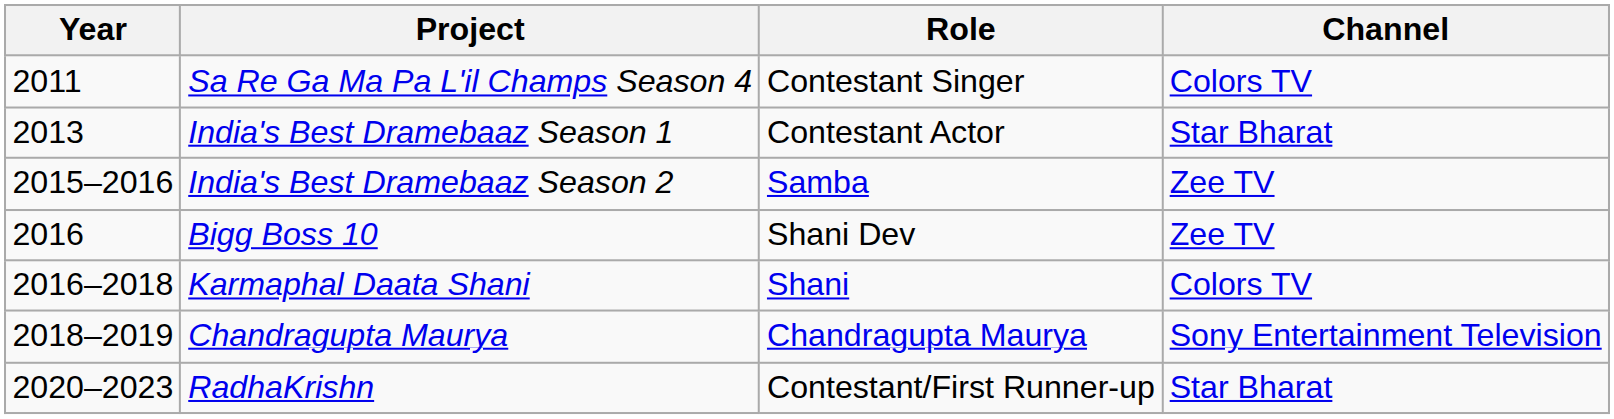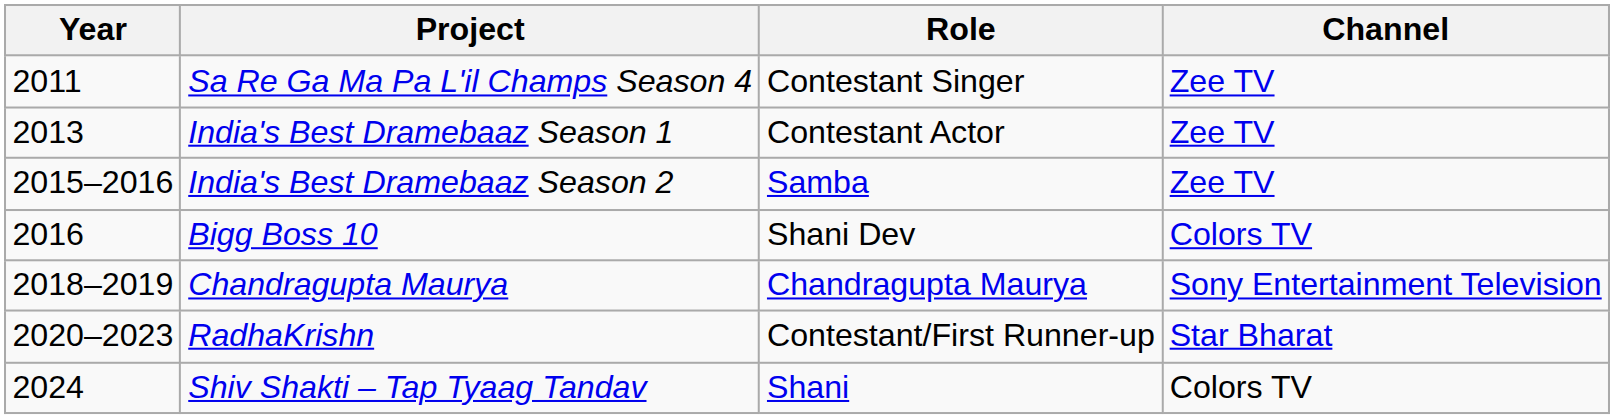(1241, 81) Colors TV -> (1222, 81) Zee TV
(1251, 132) Star Bharat -> (1222, 132) Zee TV
(1222, 234) Zee TV -> (1241, 234) Colors TV
- row: (359, 285)
+ row: (417, 387)
